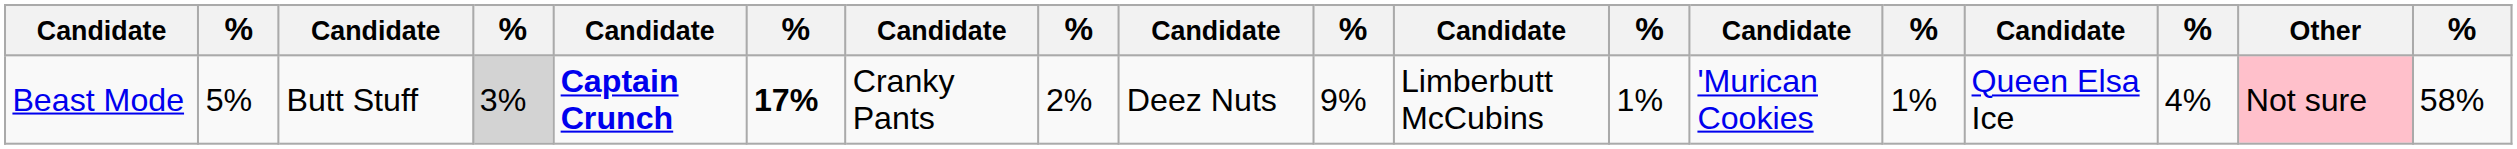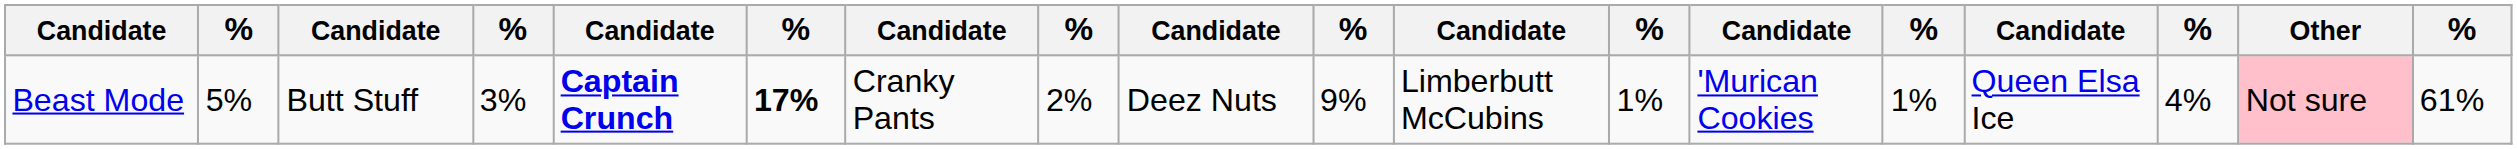(503, 99) lightgrey background -> (503, 99) no background
(2452, 99) 58% -> (2452, 99) 61%
